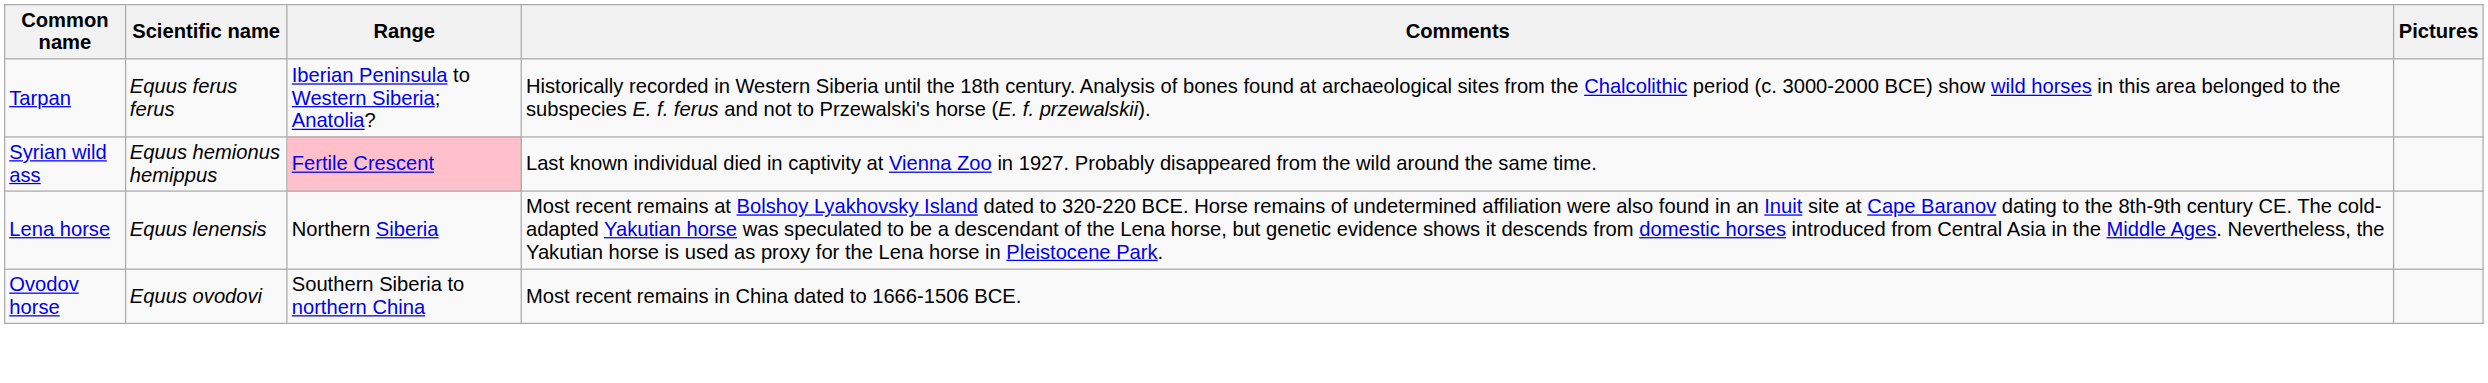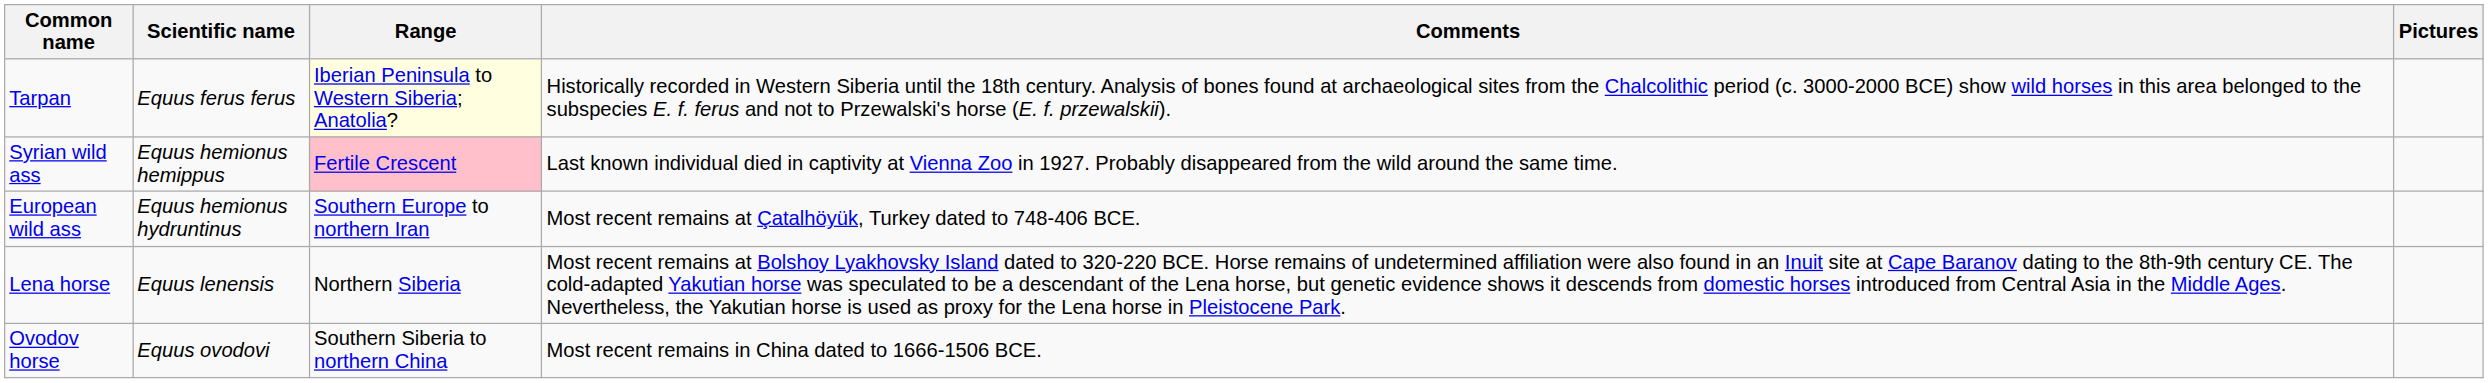(381, 97) no background -> (403, 97) lightyellow background
+ row: (53, 218)
